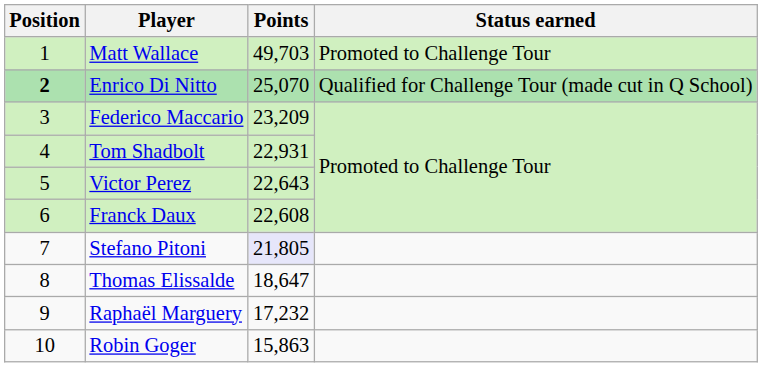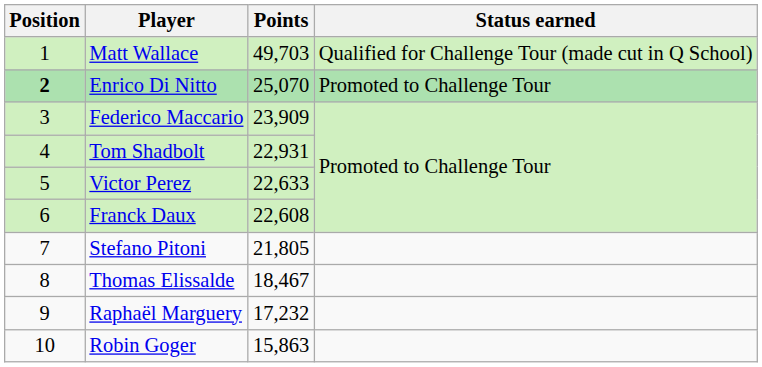(435, 53) Promoted to Challenge Tour -> (536, 53) Qualified for Challenge Tour (made cut in Q School)
(536, 85) Qualified for Challenge Tour (made cut in Q School) -> (435, 85) Promoted to Challenge Tour
(281, 118) 23,209 -> (281, 118) 23,909
(281, 183) 22,643 -> (281, 183) 22,633
(281, 248) lavender background -> (281, 248) no background
(281, 280) 18,647 -> (281, 280) 18,467
